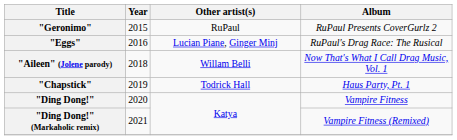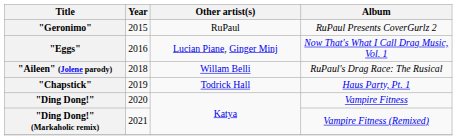(376, 43) RuPaul's Drag Race: The Rusical -> (376, 48) Now That's What I Call Drag Music, Vol. 1
(376, 64) Now That's What I Call Drag Music, Vol. 1 -> (376, 69) RuPaul's Drag Race: The Rusical
